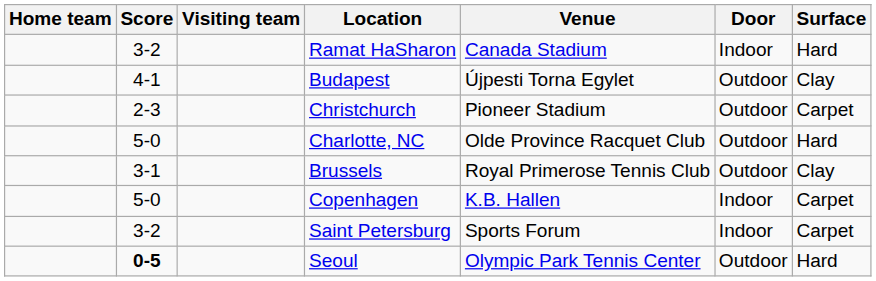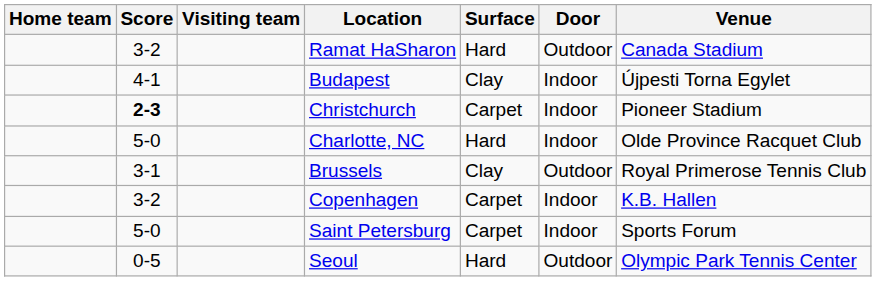columns swapped: (587, 19) <-> (831, 19)
(746, 49) Indoor -> (578, 49) Outdoor
(753, 79) Outdoor -> (571, 79) Indoor
(147, 110) normal -> (147, 110) bold
(753, 110) Outdoor -> (571, 110) Indoor
(753, 140) Outdoor -> (571, 140) Indoor
(147, 200) 5-0 -> (147, 200) 3-2
(147, 230) 3-2 -> (147, 230) 5-0
(147, 261) bold -> (147, 261) normal
